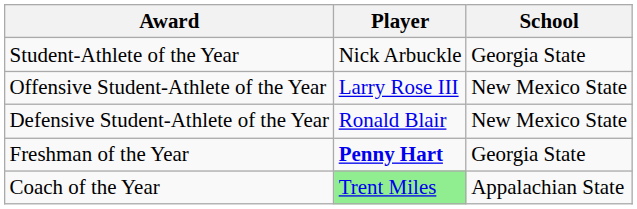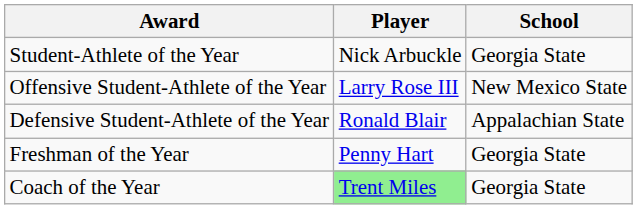(549, 120) New Mexico State -> (548, 120) Appalachian State
(391, 154) bold -> (386, 154) normal
(548, 187) Appalachian State -> (528, 187) Georgia State
